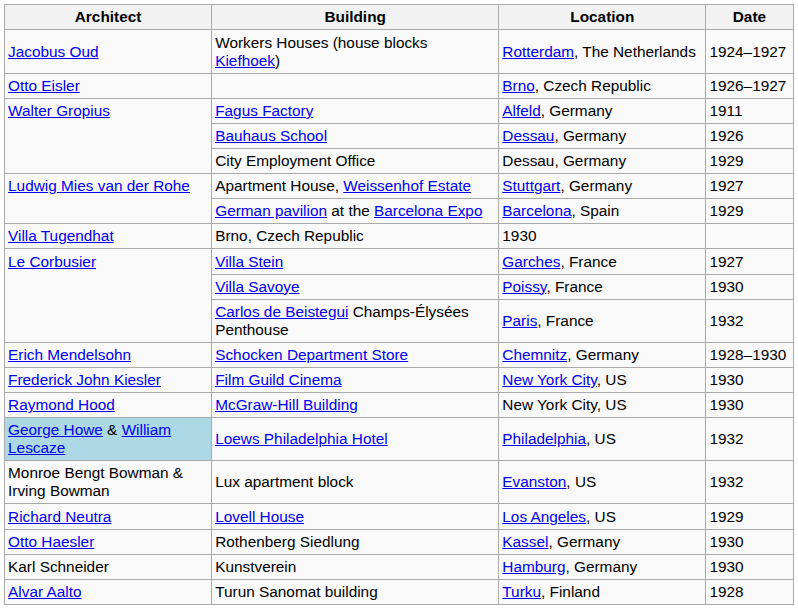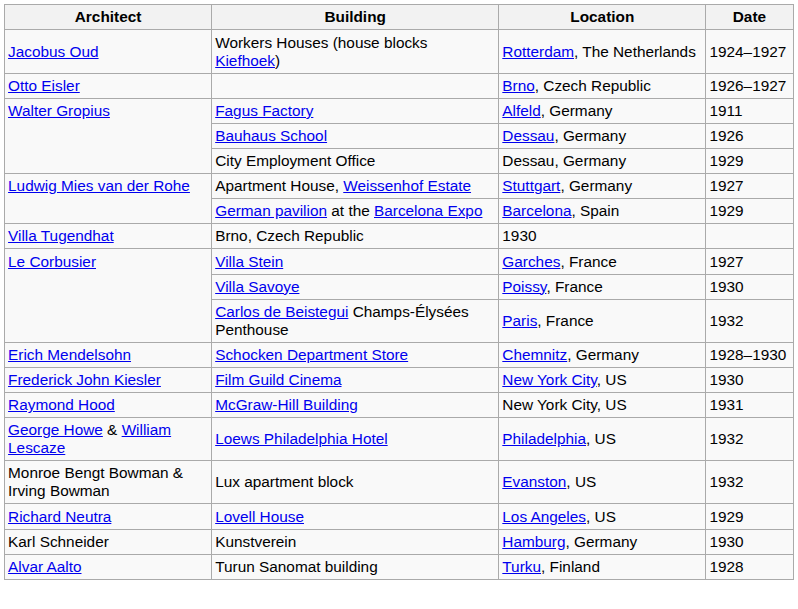(727, 405) 1930 -> (727, 405) 1931
(90, 439) lightblue background -> (90, 439) no background
- row: (287, 541)
